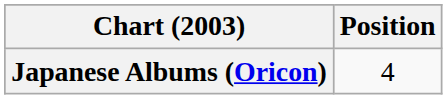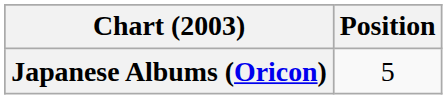(388, 70) 4 -> (388, 70) 5
